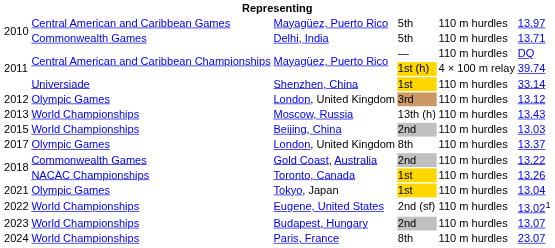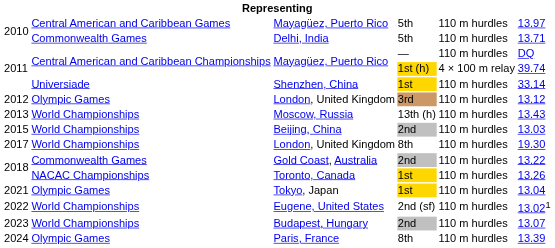(71, 145) Olympic Games -> (85, 145) World Championships
(532, 145) 13.37 -> (532, 145) 19.30
(85, 239) World Championships -> (71, 239) Olympic Games
(532, 239) 23.07 -> (532, 239) 13.39
